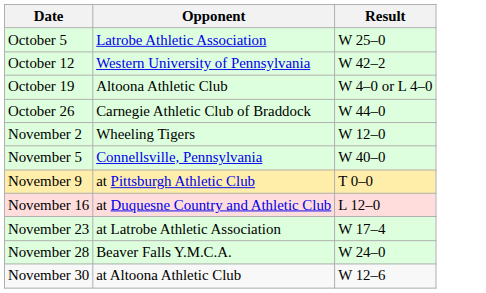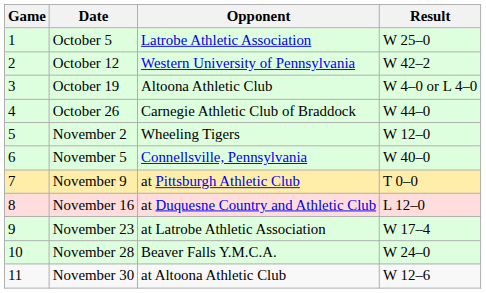+ column: (27, 16)
